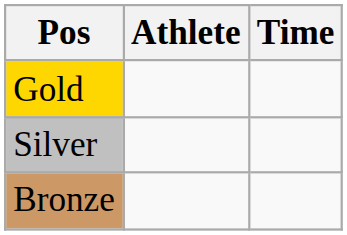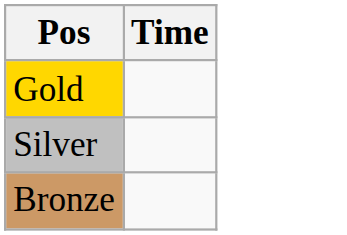- column: (186, 32)
